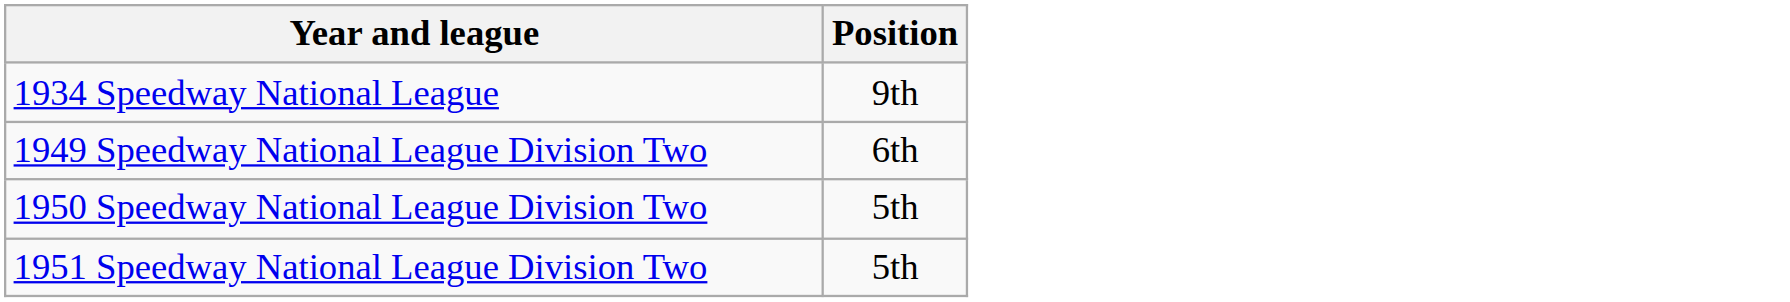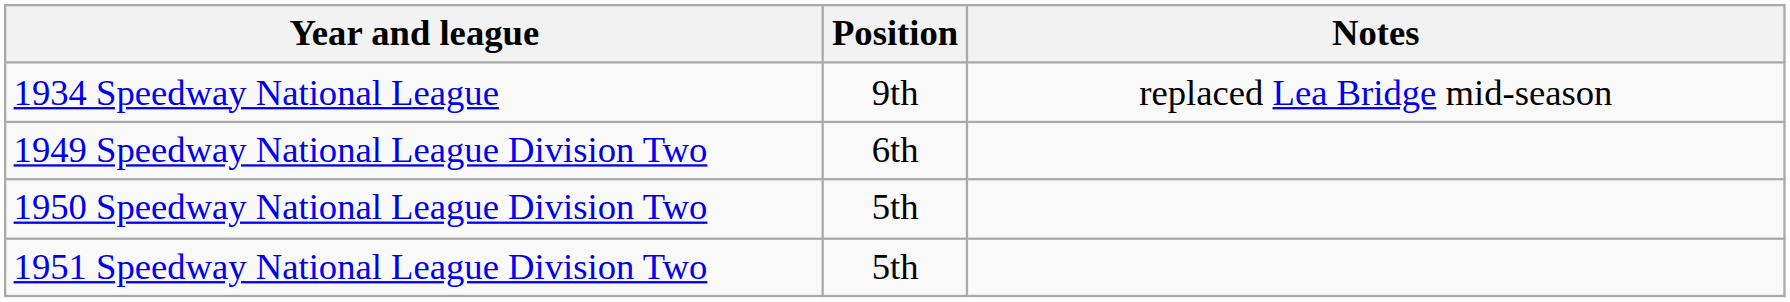+ column: (1376, 33)
